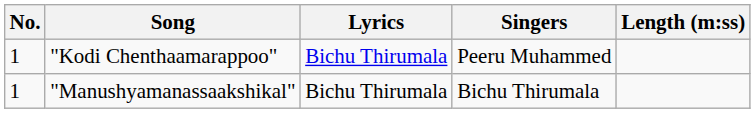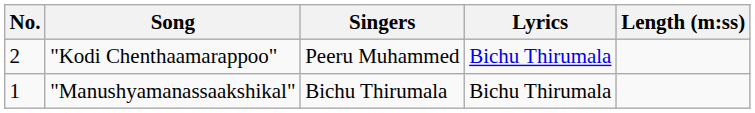columns swapped: (534, 21) <-> (376, 21)
(15, 56) 1 -> (15, 56) 2
